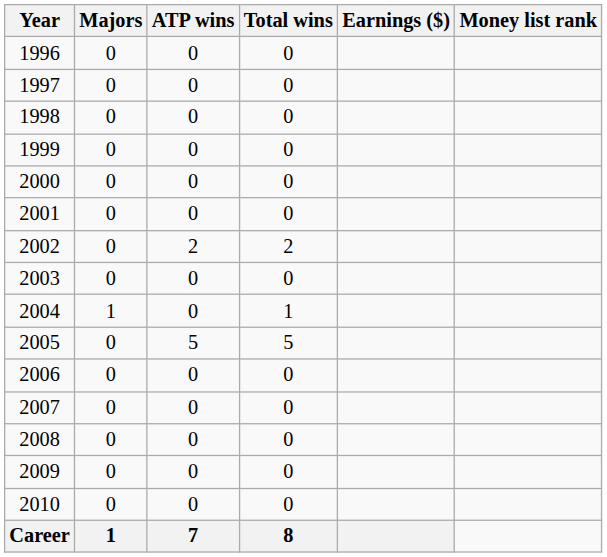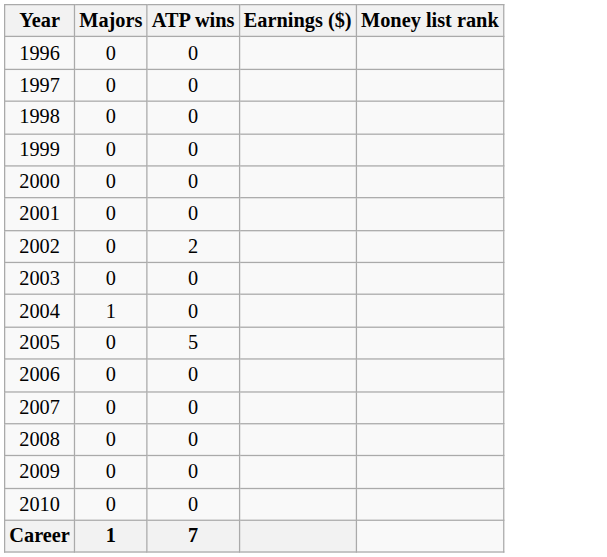- column: (288, 20)
